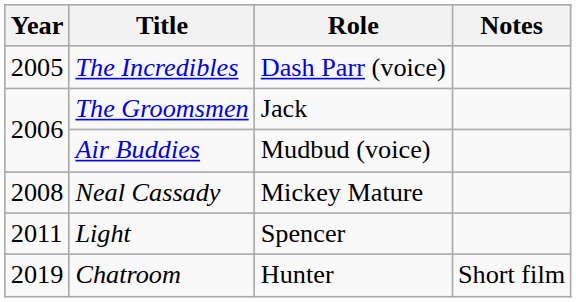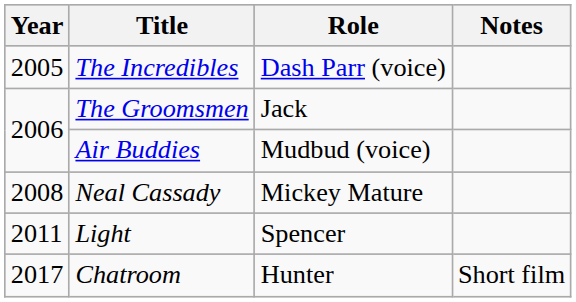(37, 274) 2019 -> (37, 274) 2017
